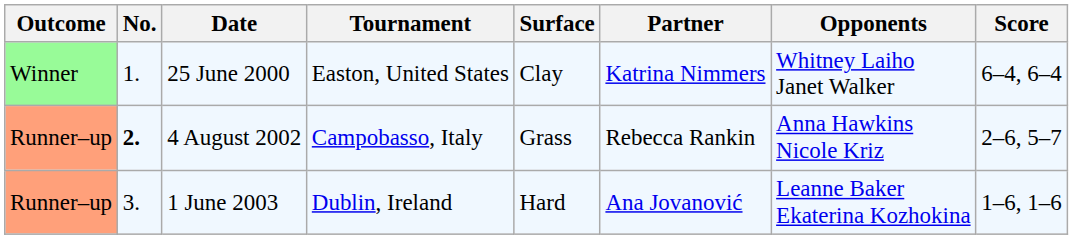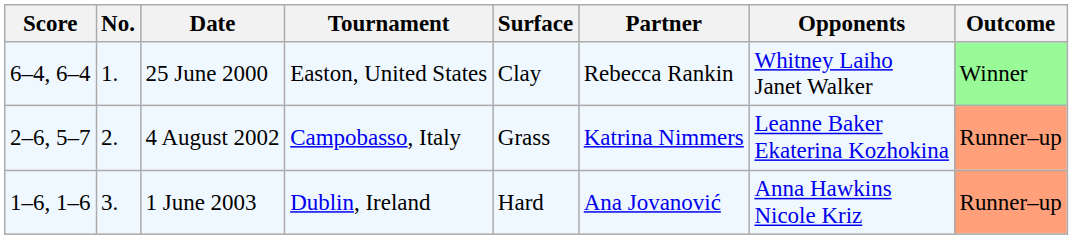columns swapped: (61, 22) <-> (1021, 22)
(685, 73) Katrina Nimmers -> (659, 73) Rebecca Rankin
(131, 137) bold -> (110, 137) normal
(680, 137) Rebecca Rankin -> (664, 137) Katrina Nimmers
(845, 137) Anna Hawkins Nicole Kriz -> (852, 137) Leanne Baker Ekaterina Kozhokina
(873, 201) Leanne Baker Ekaterina Kozhokina -> (823, 201) Anna Hawkins Nicole Kriz
